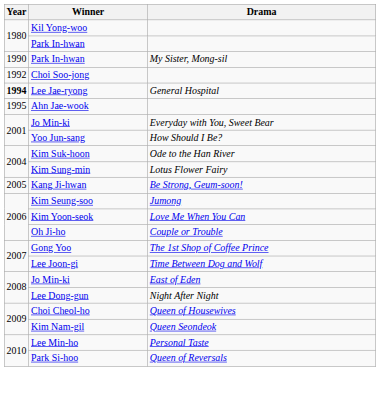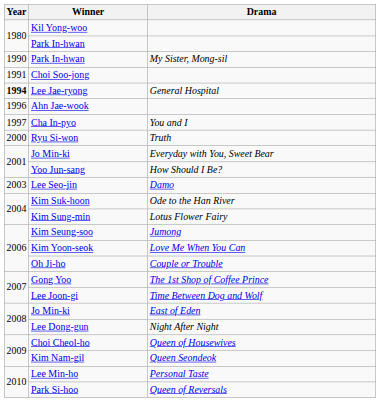(17, 75) 1992 -> (17, 75) 1991
(17, 106) 1995 -> (17, 106) 1996
+ row: (53, 122)
+ row: (55, 138)
+ row: (54, 185)
- row: (59, 185)
